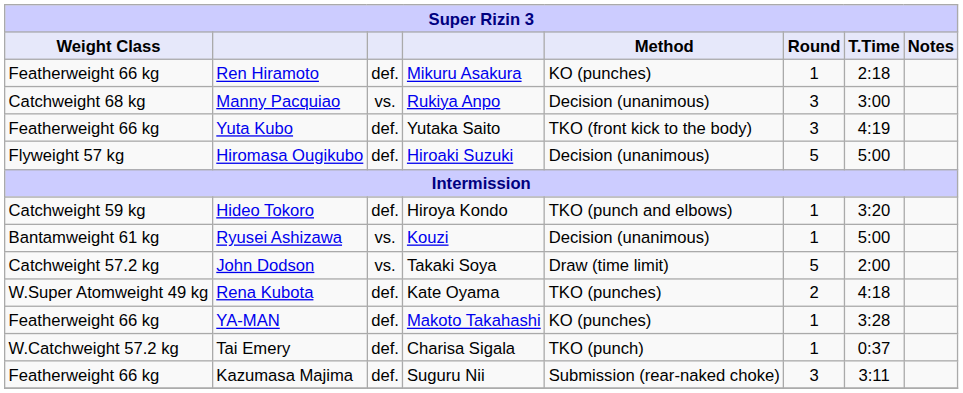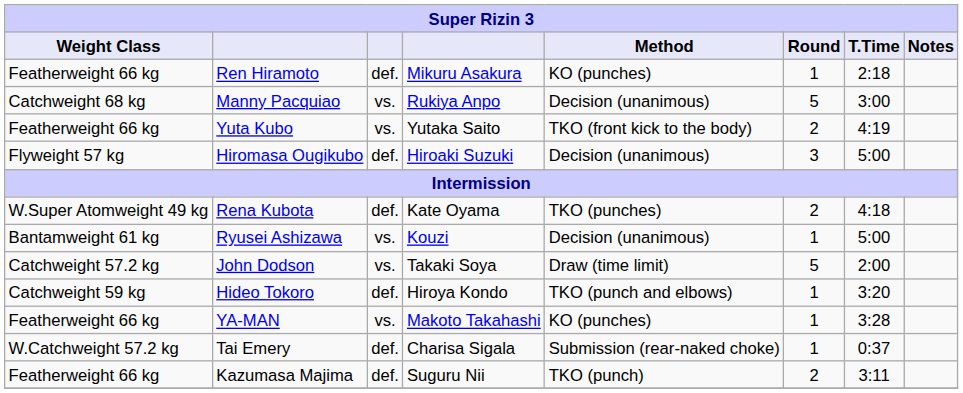(814, 100) 3 -> (814, 100) 5
(385, 128) def. -> (385, 128) vs.
(814, 128) 3 -> (814, 128) 2
(814, 155) 5 -> (814, 155) 3
rows swapped: (265, 210) <-> (265, 292)
(385, 320) def. -> (385, 320) vs.
(596, 347) TKO (punch) -> (664, 347) Submission (rear-naked choke)
(664, 375) Submission (rear-naked choke) -> (596, 375) TKO (punch)
(814, 375) 3 -> (814, 375) 2
